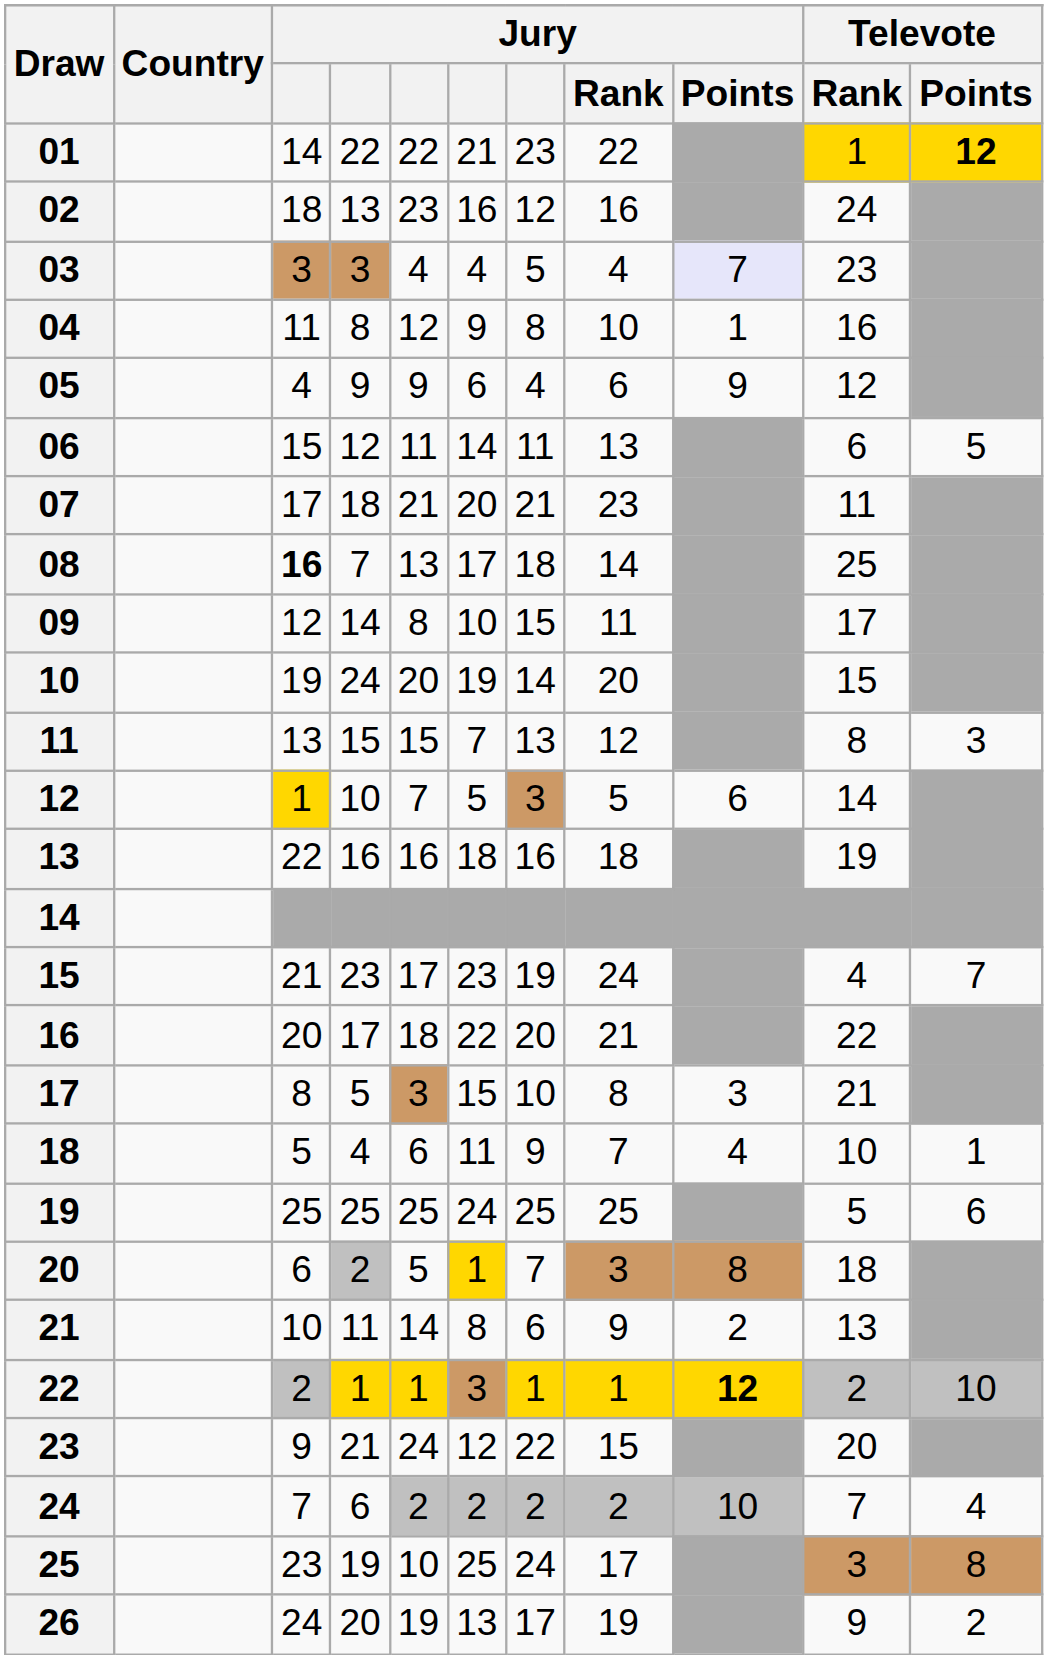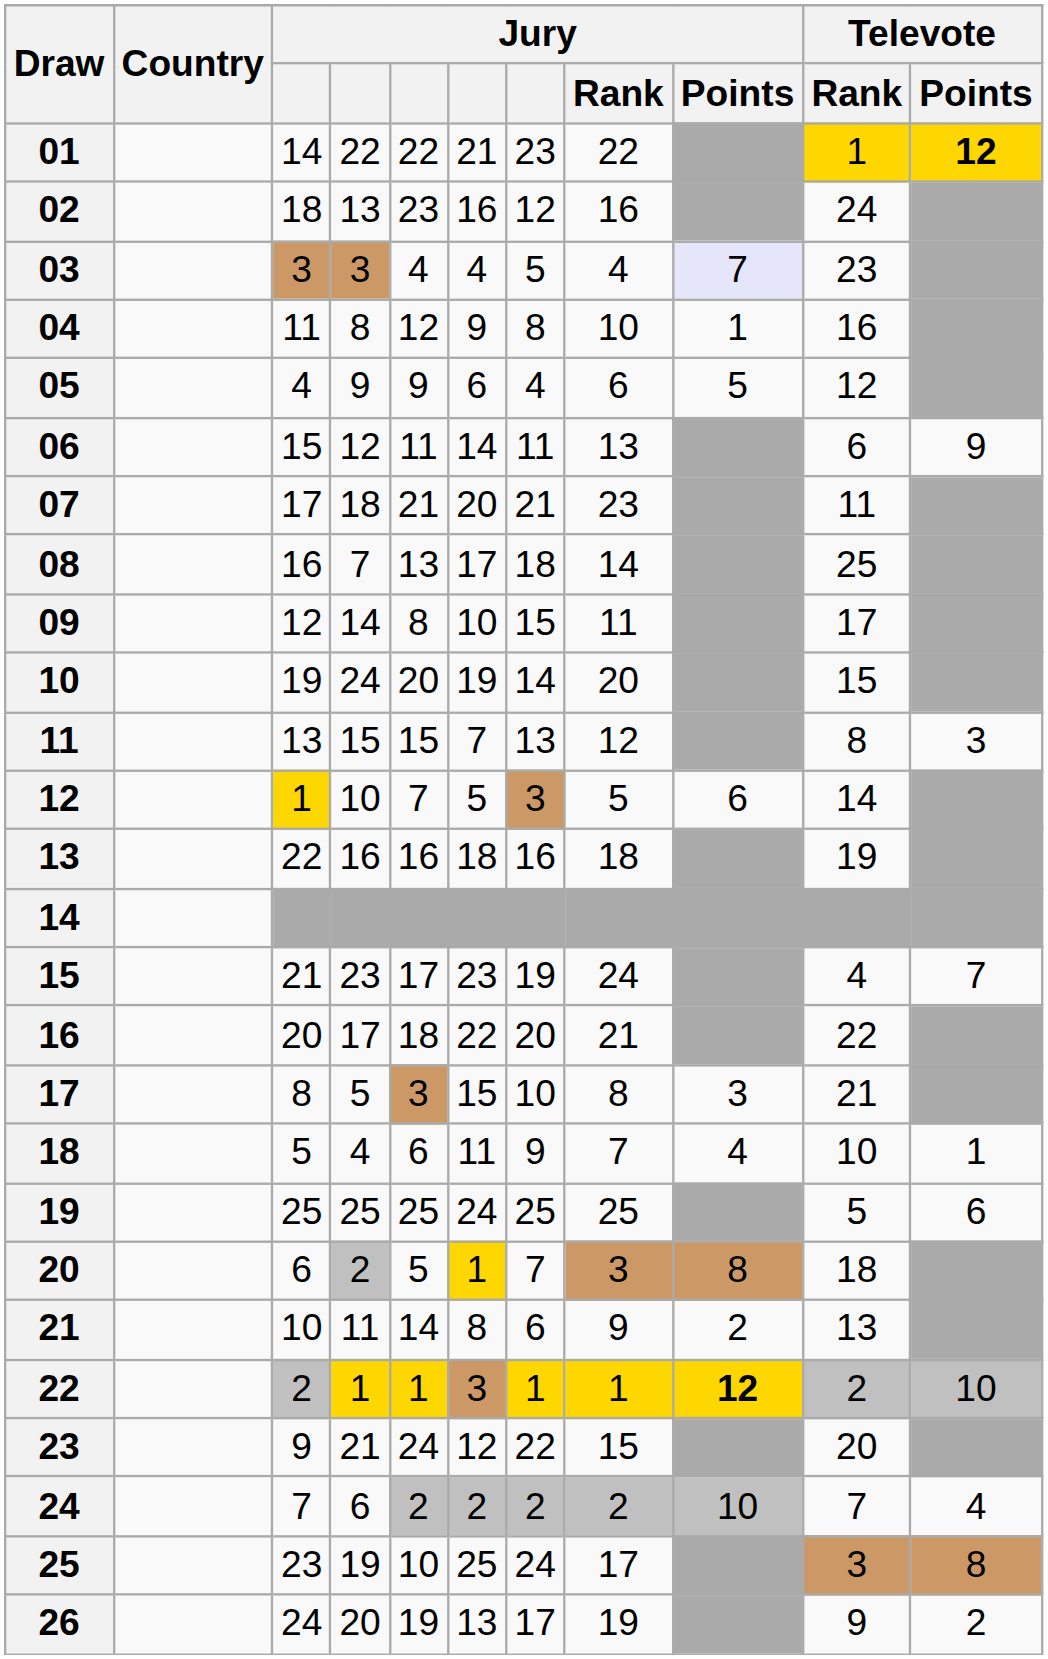(738, 387) 9 -> (738, 387) 5
(976, 446) 5 -> (976, 446) 9
(302, 563) bold -> (302, 563) normal
